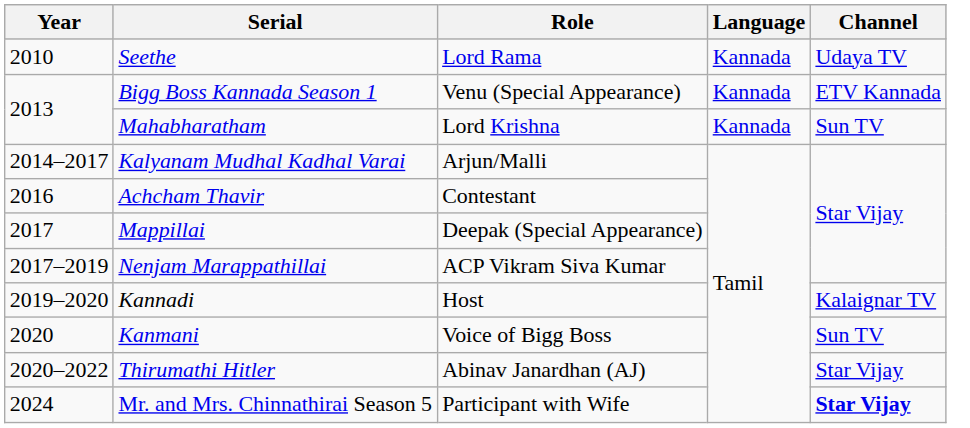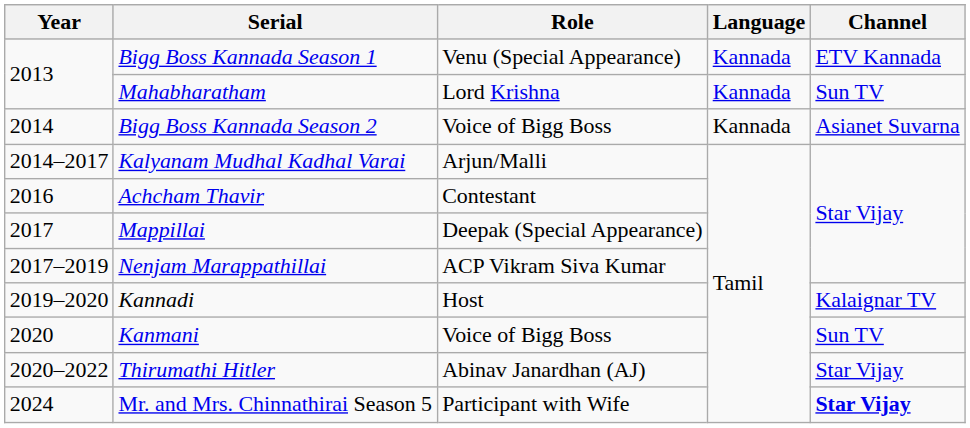- row: (147, 56)
+ row: (248, 126)
